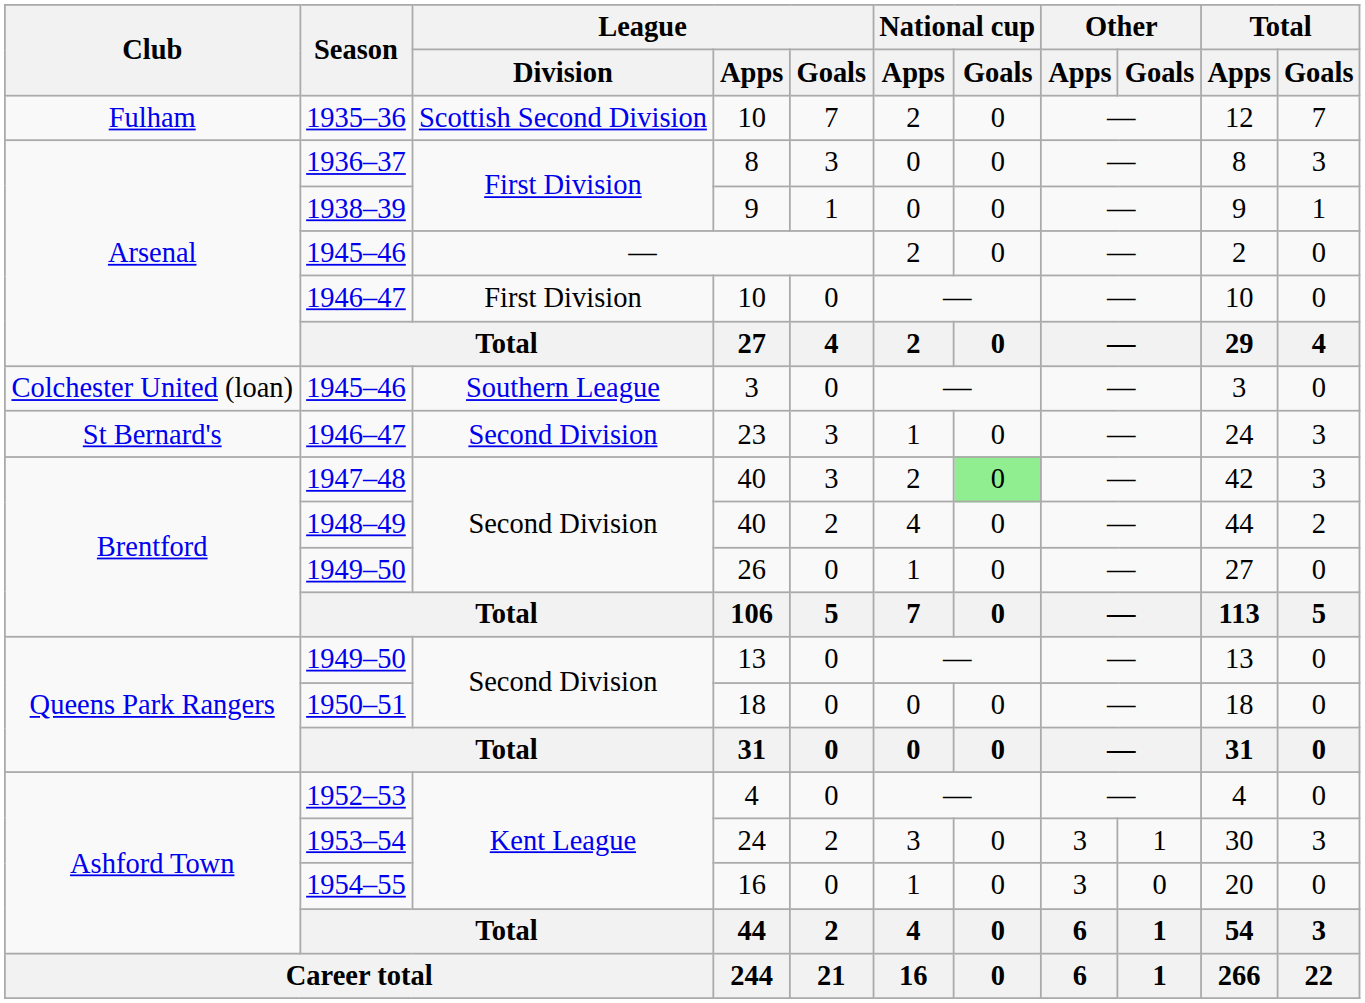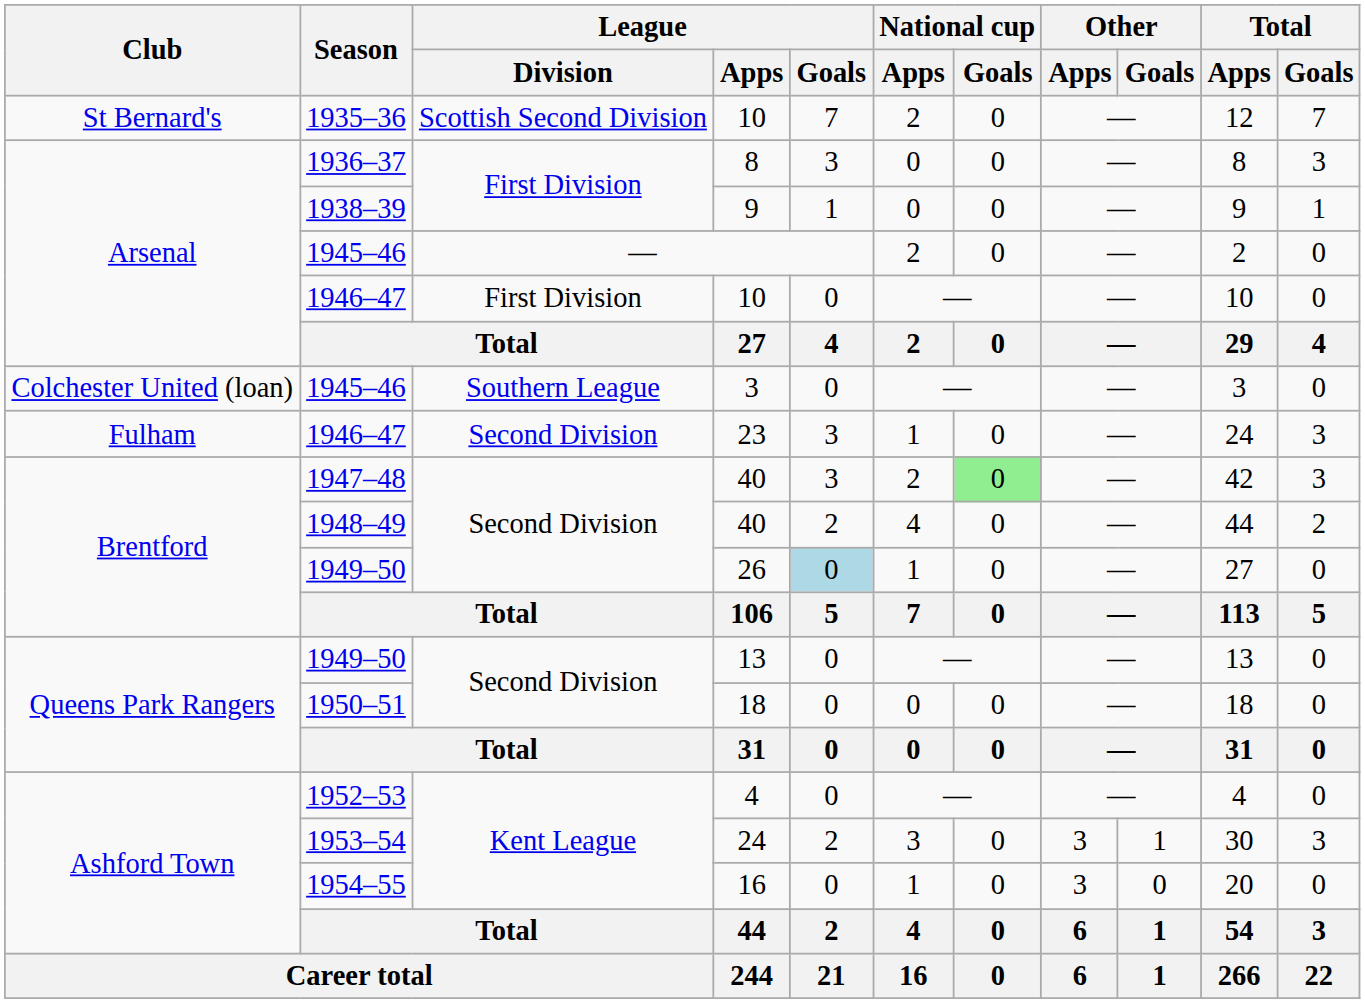(152, 117) Fulham -> (152, 117) St Bernard's
(152, 433) St Bernard's -> (152, 433) Fulham
(831, 569) no background -> (831, 569) lightblue background
